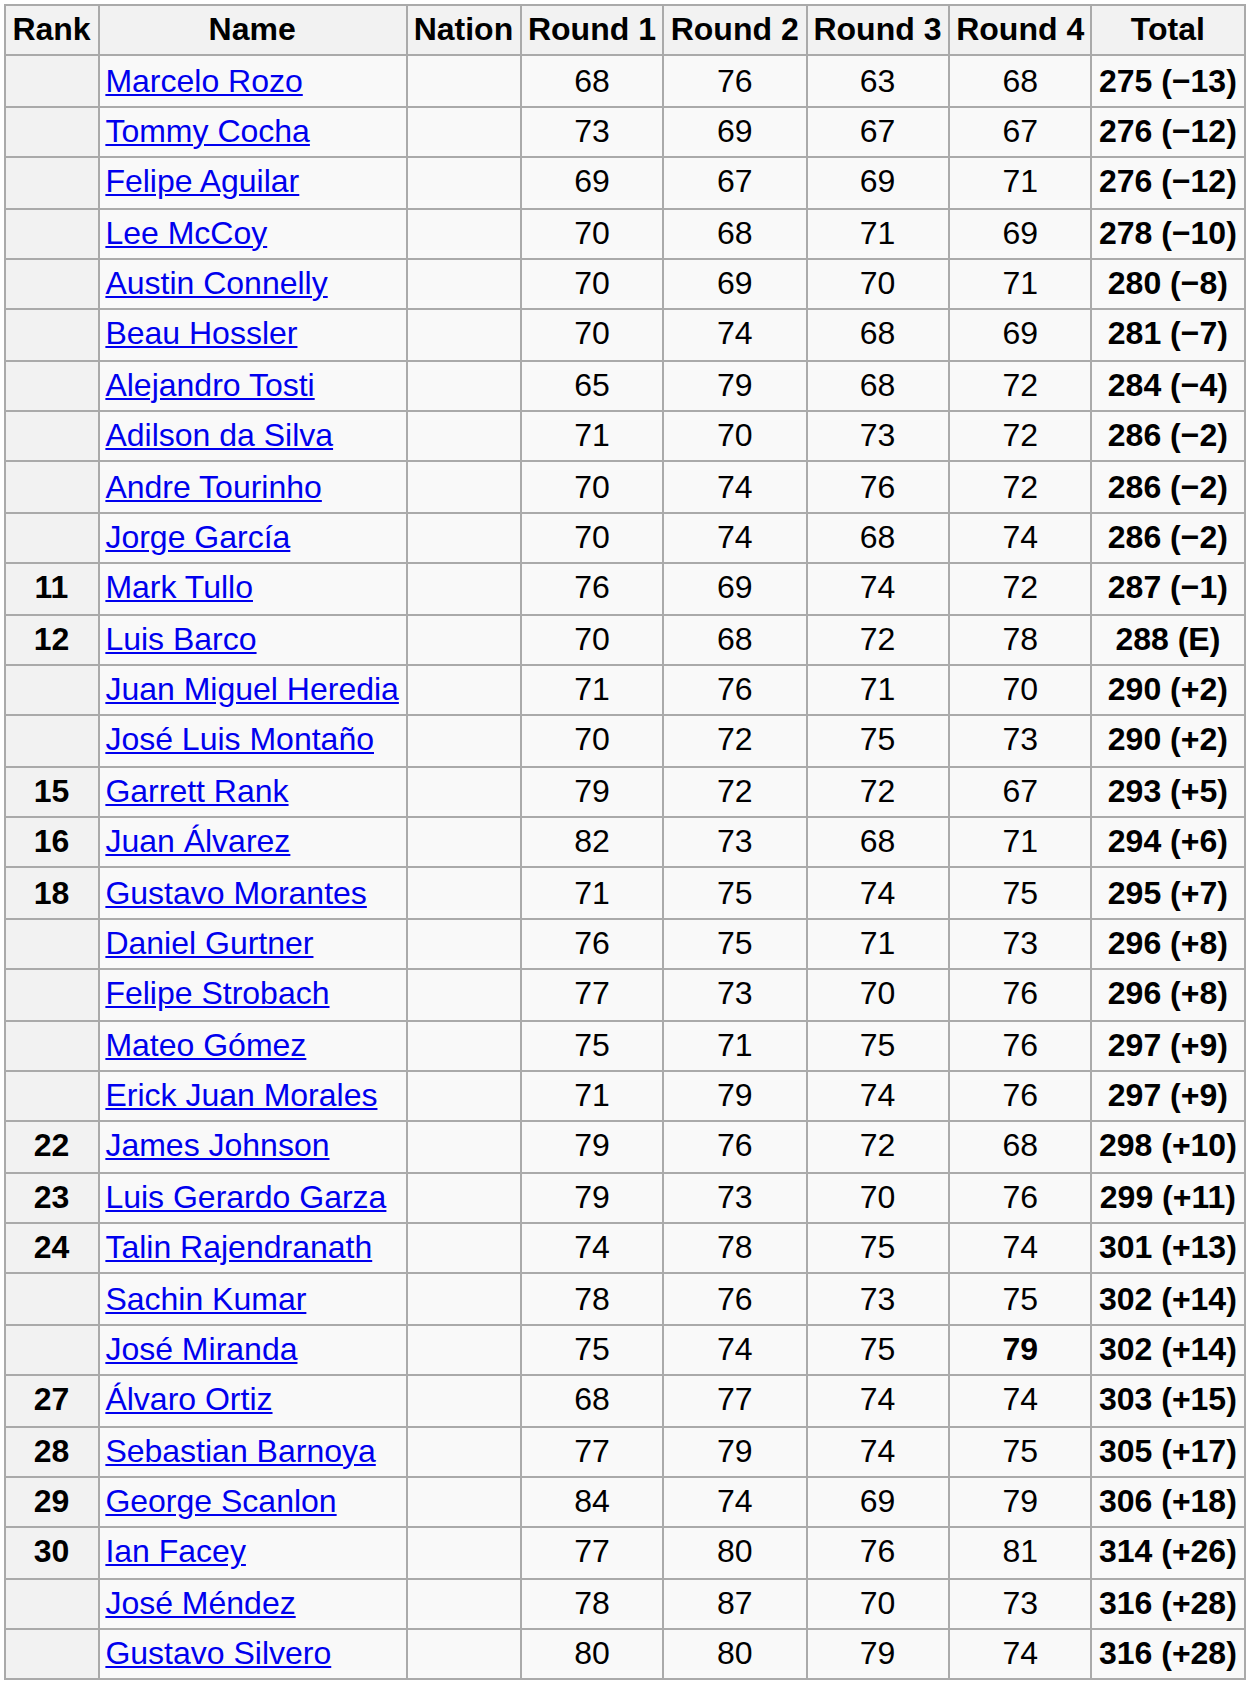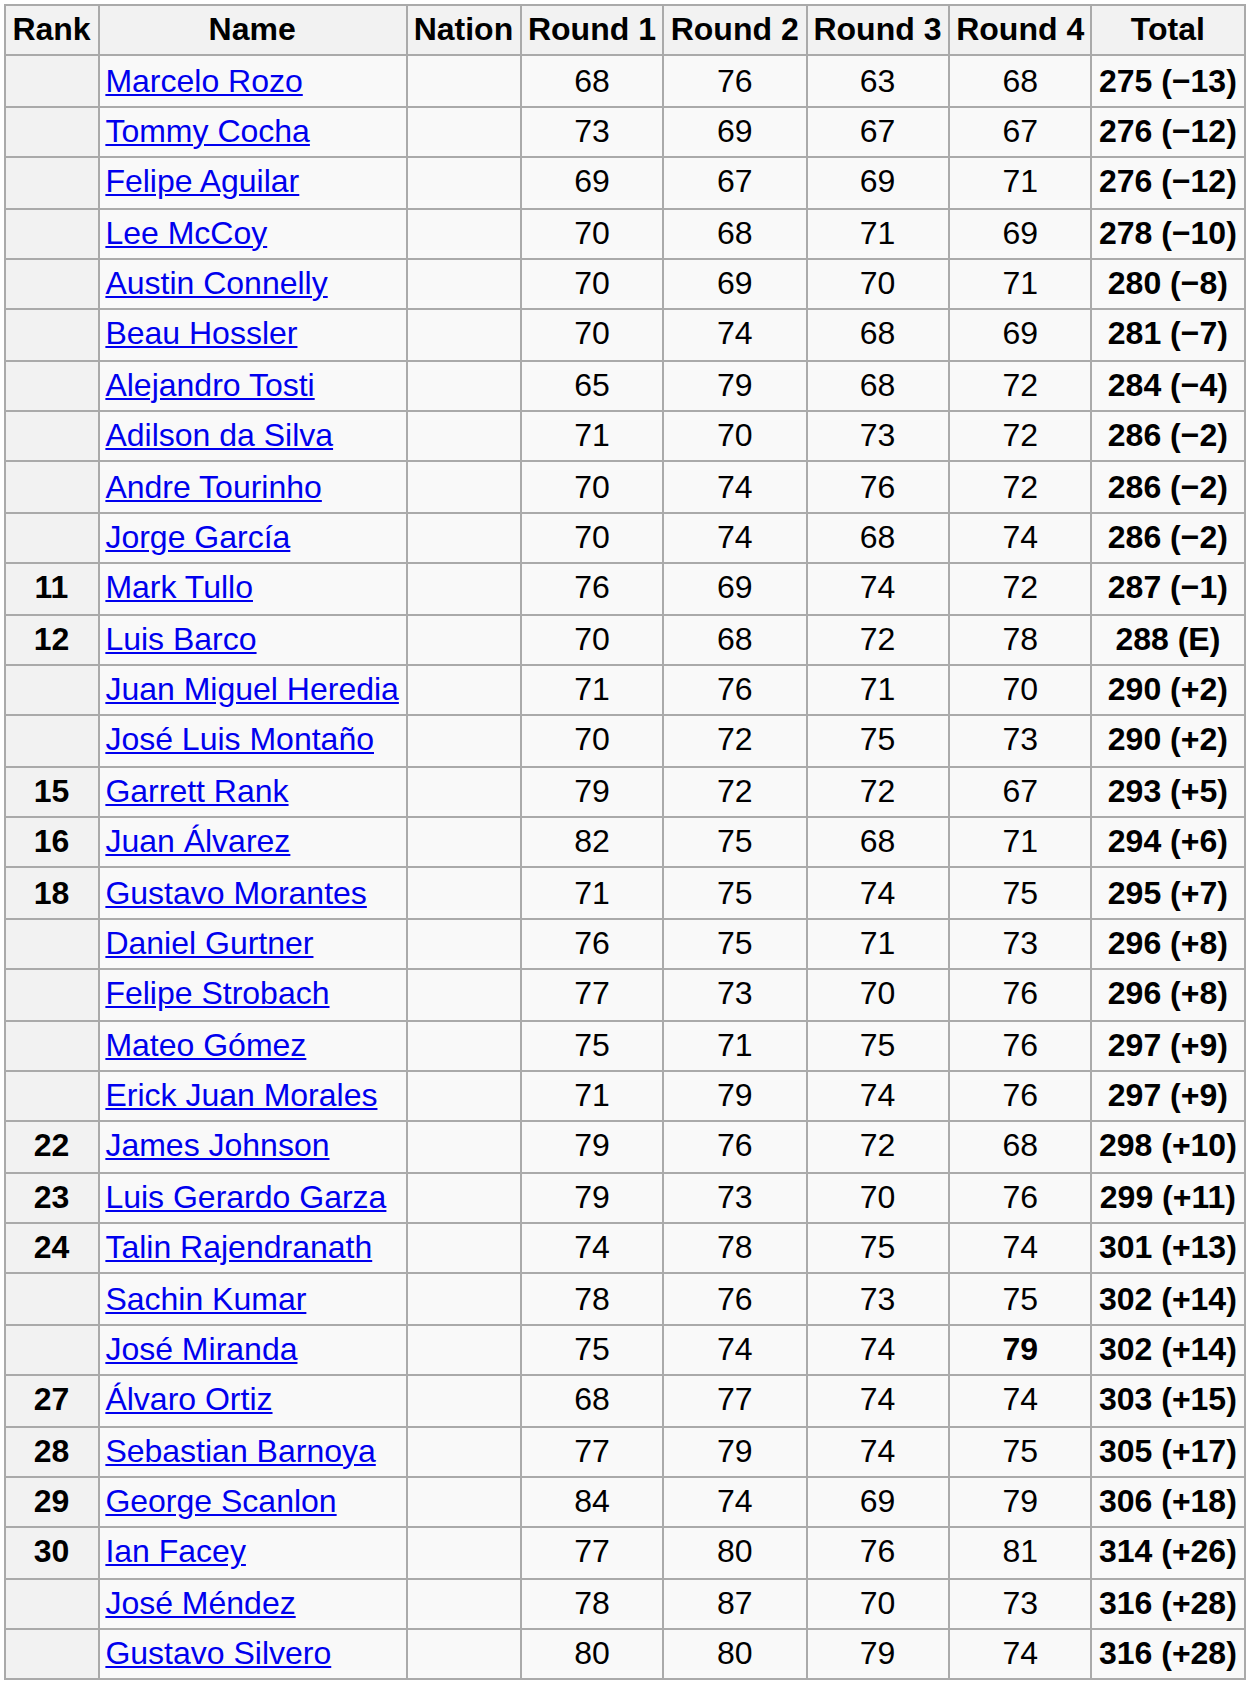(735, 841) 73 -> (735, 841) 75
(877, 1349) 75 -> (877, 1349) 74
